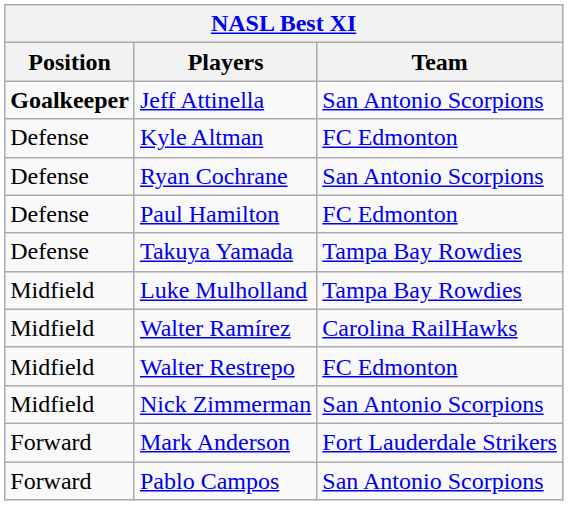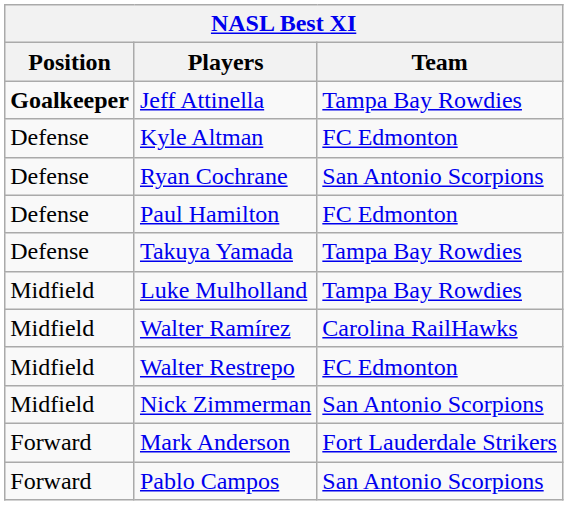(433, 99) San Antonio Scorpions -> (422, 99) Tampa Bay Rowdies
